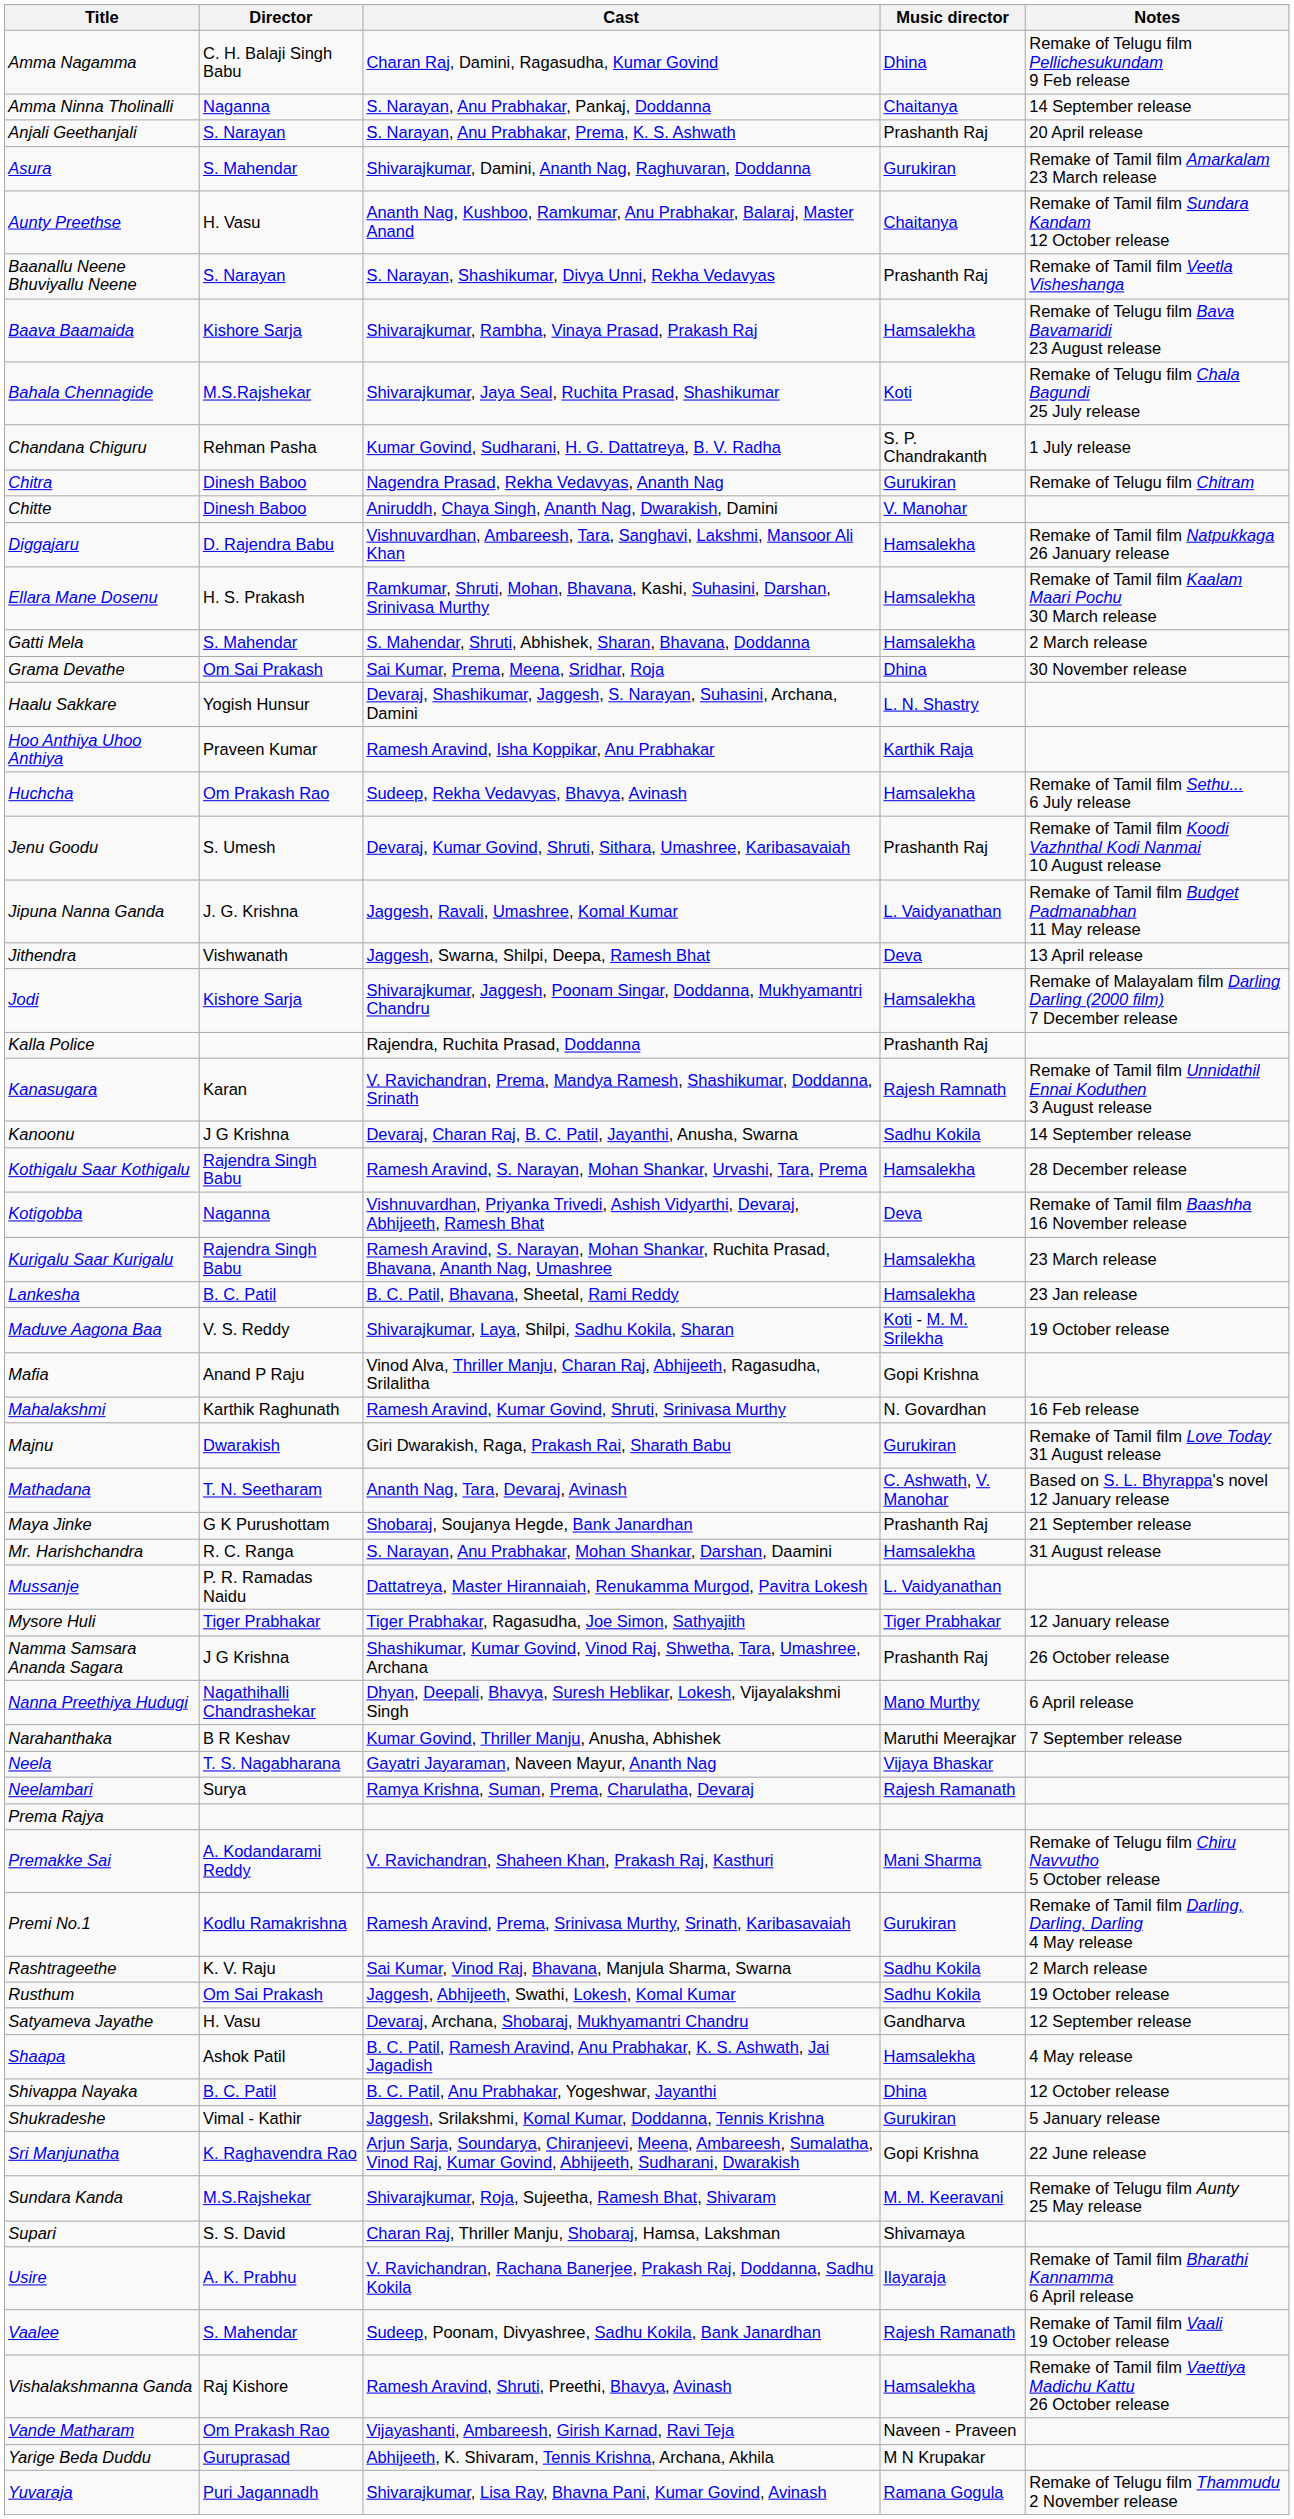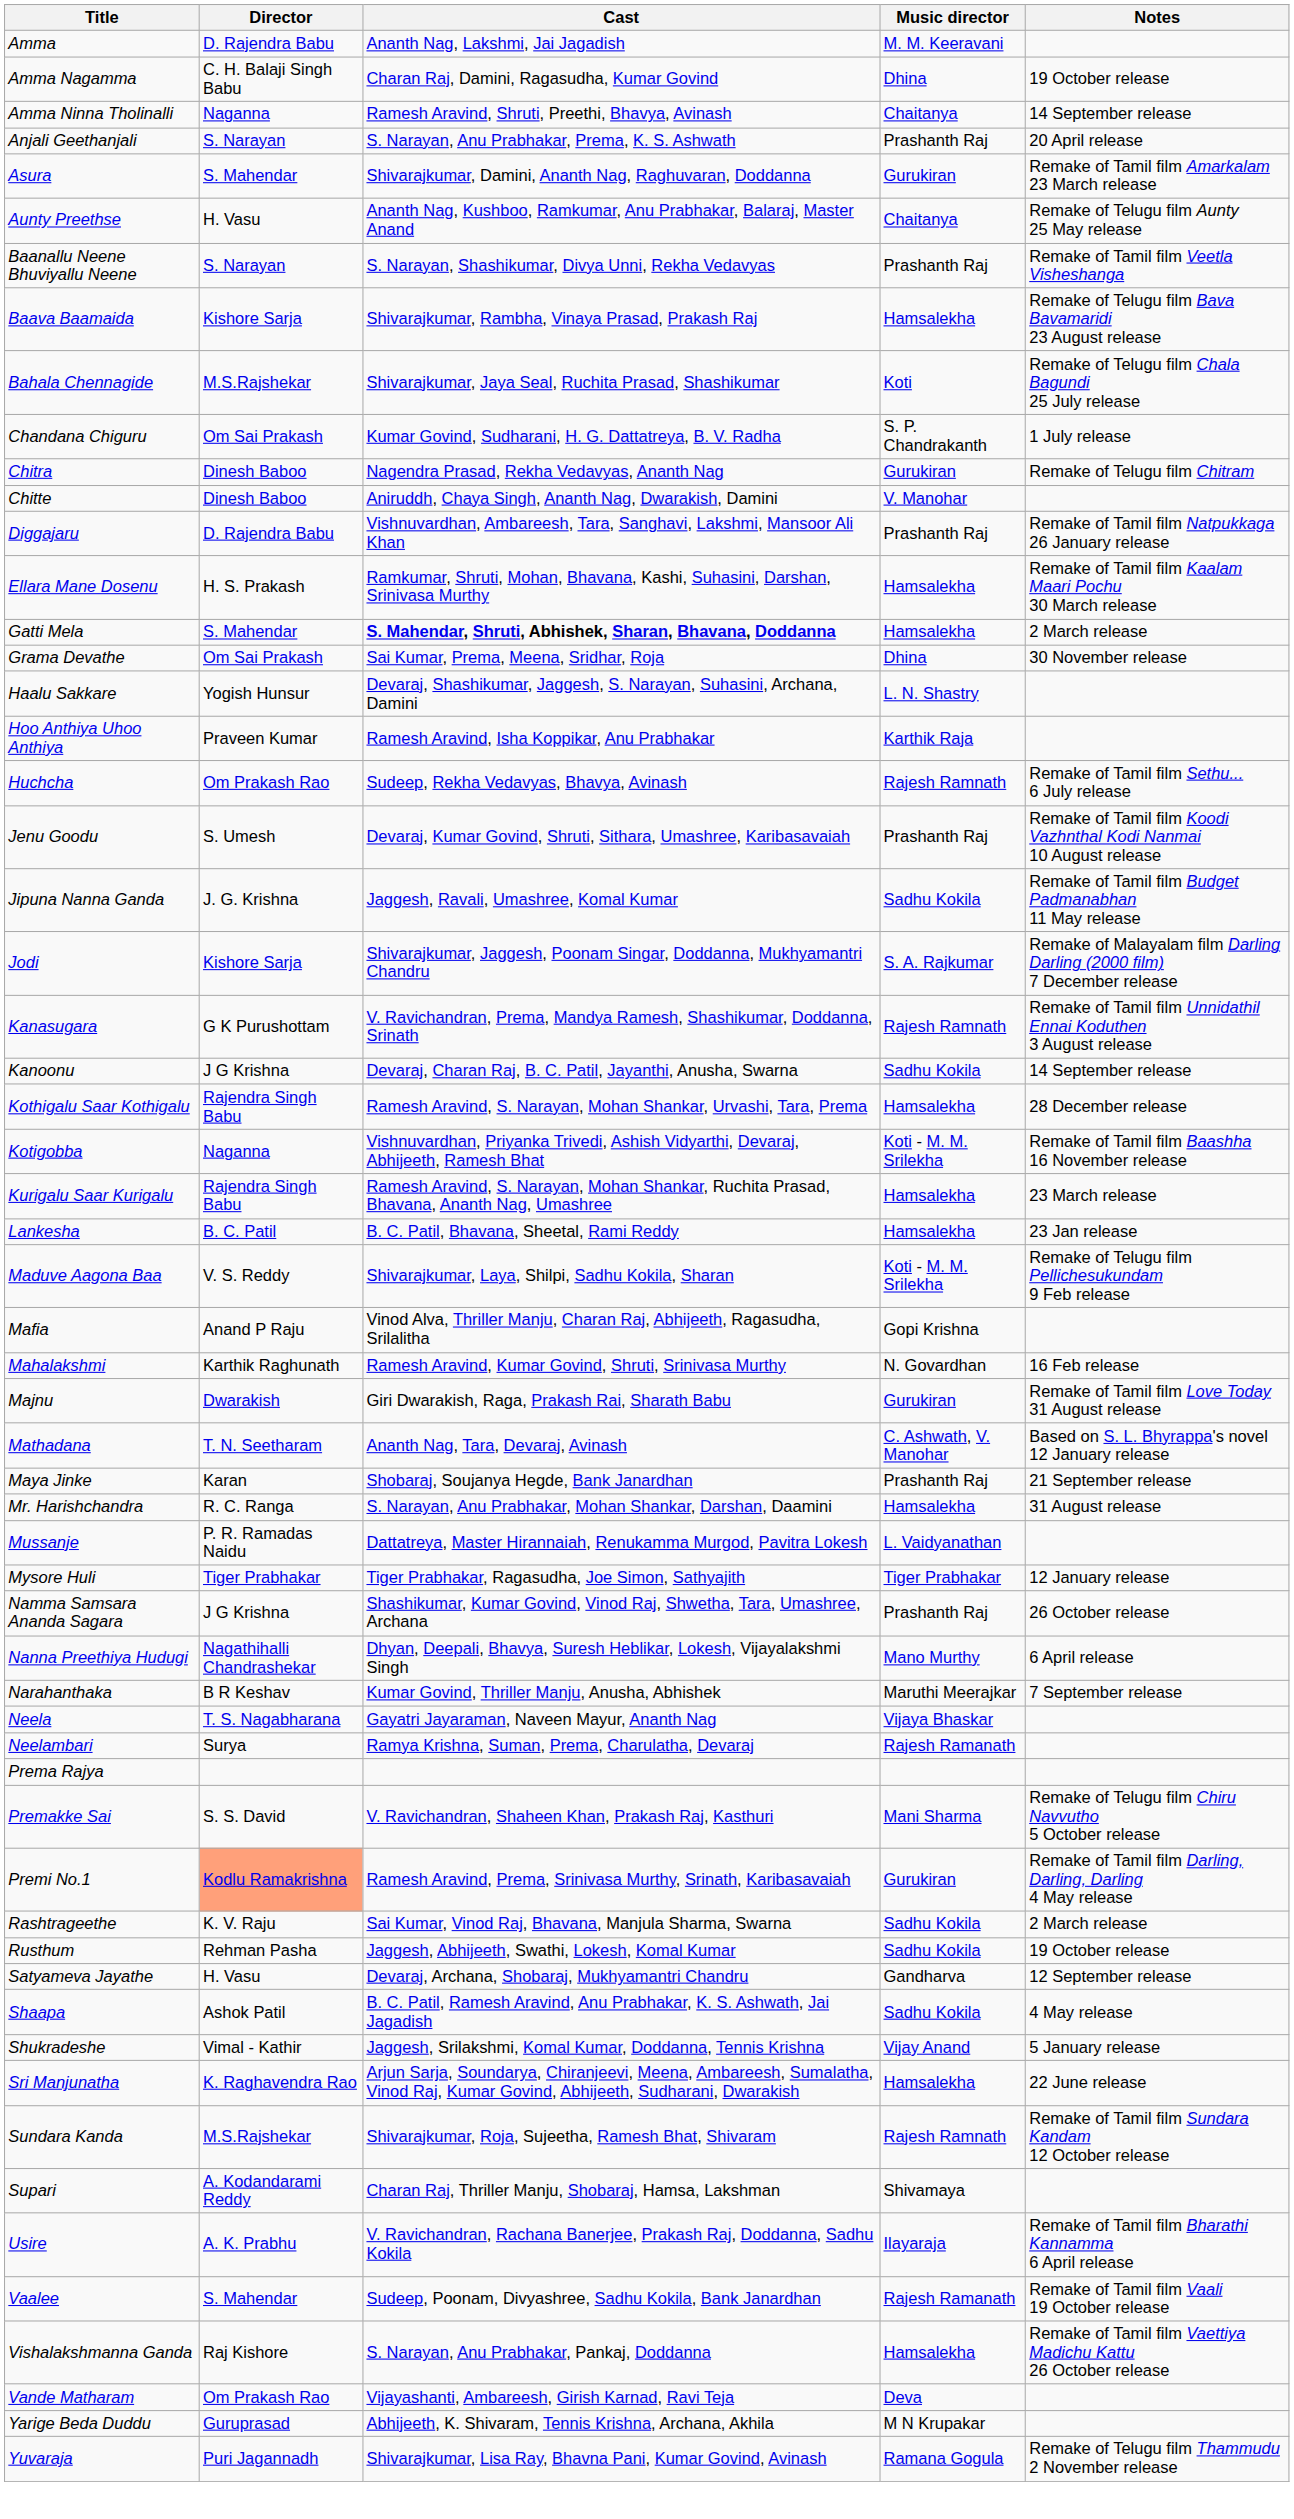+ row: (32, 43)
(1111, 62) Remake of Telugu film Pellichesukundam 9 Feb release -> (1099, 79) 19 October release
(539, 106) S. Narayan, Anu Prabhakar, Pankaj, Doddanna -> (549, 114) Ramesh Aravind, Shruti, Preethi, Bhavya, Avinash
(1139, 222) Remake of Tamil film Sundara Kandam 12 October release -> (1134, 220) Remake of Telugu film Aunty 25 May release
(260, 447) Rehman Pasha -> (263, 436) Om Sai Prakash
(929, 544) Hamsalekha -> (936, 533) Prashanth Raj
(588, 643) normal -> (601, 632) bold
(929, 793) Hamsalekha -> (945, 782) Rajesh Ramnath
(942, 911) L. Vaidyanathan -> (932, 900) Sadhu Kokila
- row: (42, 955)
(929, 1000) Hamsalekha -> (938, 963) S. A. Rajkumar
- row: (51, 1045)
(225, 1089) Karan -> (266, 1026) G K Purushottam
(903, 1214) Deva -> (926, 1151) Koti - M. M. Srilekha
(1099, 1330) 19 October release -> (1111, 1276) Remake of Telugu film Pellichesukundam 9 Feb release
(266, 1525) G K Purushottam -> (225, 1480) Karan
(262, 1861) A. Kodandarami Reddy -> (244, 1816) S. S. David
(275, 1924) no background -> (275, 1879) lightsalmon background
(263, 1995) Om Sai Prakash -> (260, 1950) Rehman Pasha
(929, 2056) Hamsalekha -> (932, 2012) Sadhu Kokila
- row: (73, 2092)
(920, 2118) Gurukiran -> (927, 2047) Vijay Anand
(931, 2153) Gopi Krishna -> (929, 2082) Hamsalekha
(943, 2198) M. M. Keeravani -> (945, 2136) Rajesh Ramnath
(1134, 2198) Remake of Telugu film Aunty 25 May release -> (1139, 2136) Remake of Tamil film Sundara Kandam 12 October release
(244, 2233) S. S. David -> (262, 2190) A. Kodandarami Reddy
(549, 2386) Ramesh Aravind, Shruti, Preethi, Bhavya, Avinash -> (539, 2352) S. Narayan, Anu Prabhakar, Pankaj, Doddanna
(950, 2430) Naveen - Praveen -> (903, 2397) Deva
